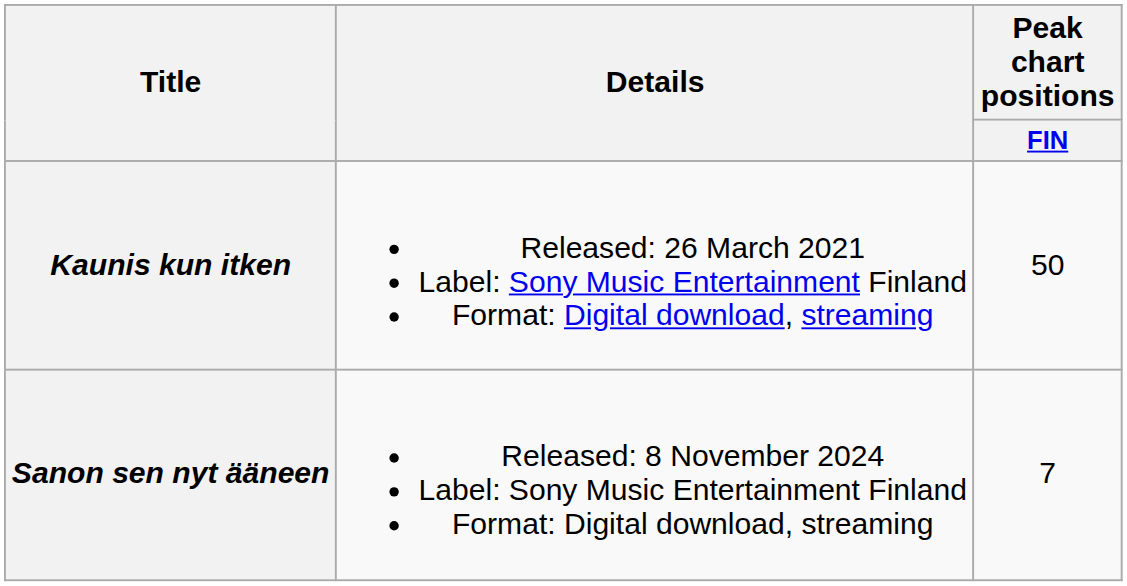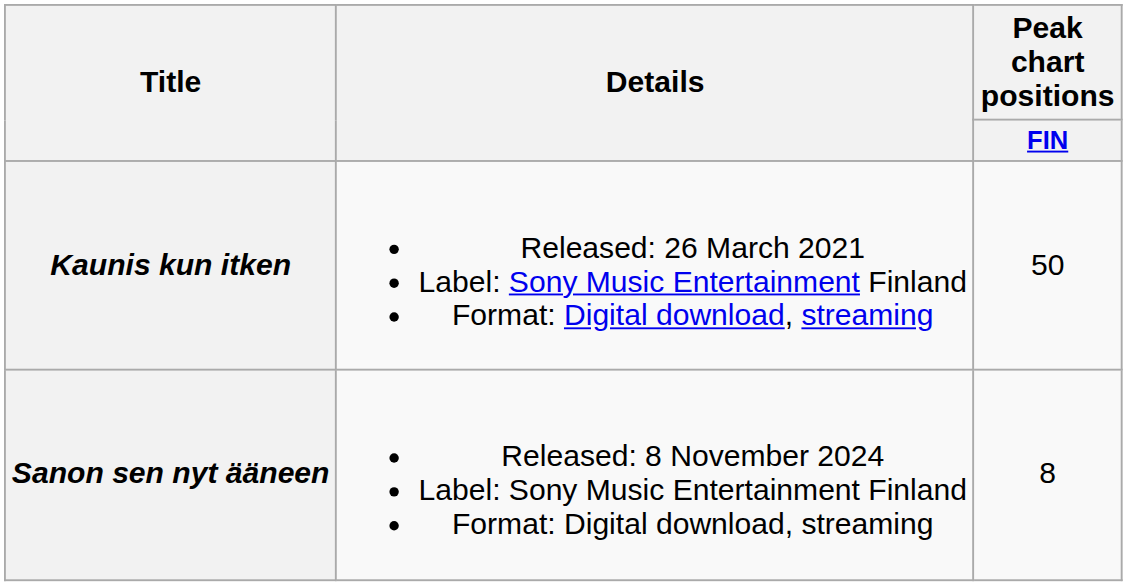(1048, 474) 7 -> (1048, 474) 8
